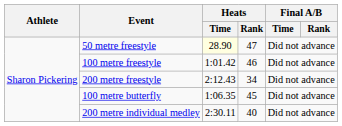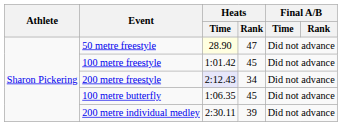(252, 62) 46 -> (252, 62) 45
(220, 79) no background -> (220, 79) lavender background
(252, 113) 40 -> (252, 113) 39
